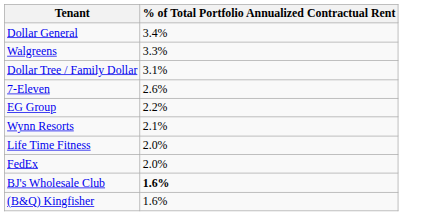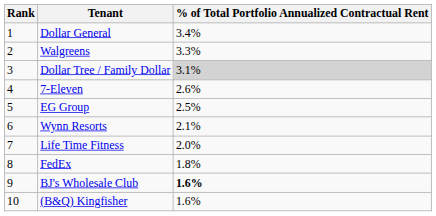+ column: (21, 13)
(155, 70) no background -> (188, 70) lightgrey background
(155, 107) 2.2% -> (188, 107) 2.5%
(155, 164) 2.0% -> (188, 164) 1.8%
